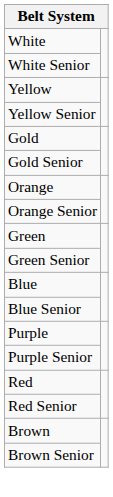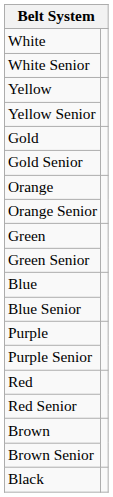+ row: (26, 479)
